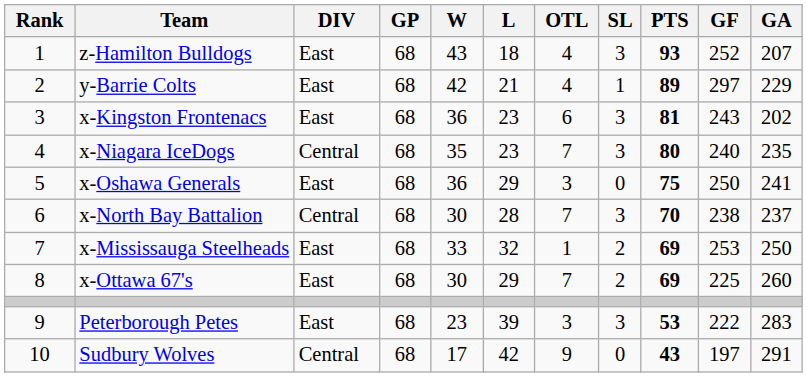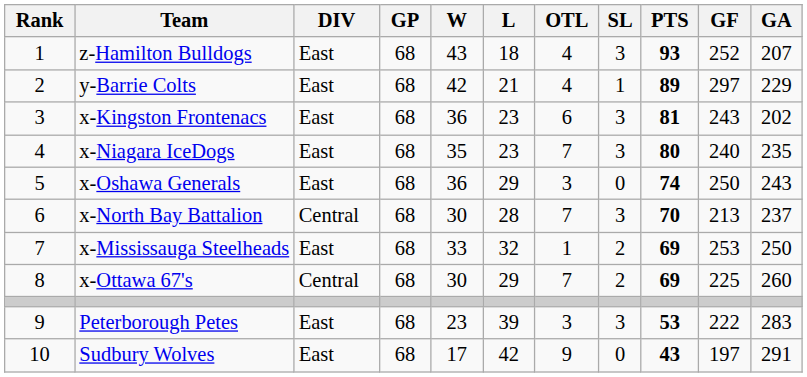(329, 150) Central -> (316, 150) East
(670, 183) 75 -> (670, 183) 74
(776, 183) 241 -> (776, 183) 243
(724, 215) 238 -> (724, 215) 213
(316, 280) East -> (329, 280) Central
(329, 354) Central -> (316, 354) East
